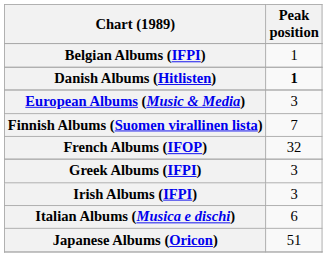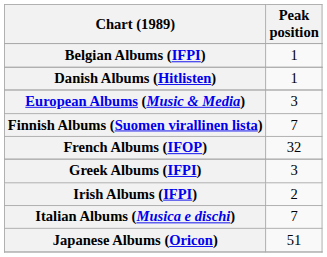(294, 78) bold -> (294, 78) normal
(294, 194) 3 -> (294, 194) 2
(294, 217) 6 -> (294, 217) 7
